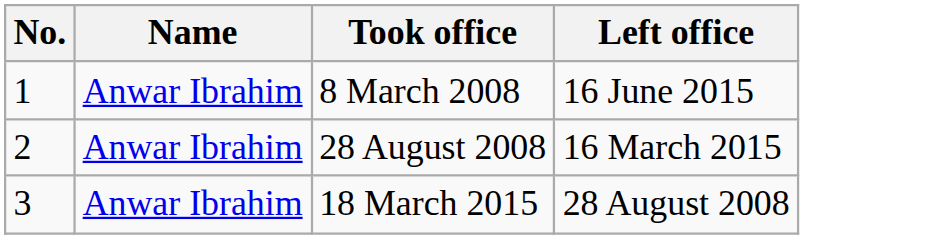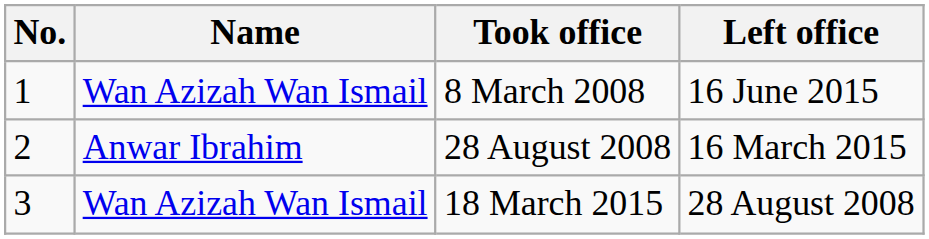(193, 89) Anwar Ibrahim -> (255, 89) Wan Azizah Wan Ismail
(193, 203) Anwar Ibrahim -> (255, 203) Wan Azizah Wan Ismail
